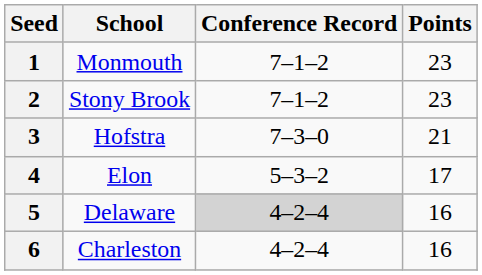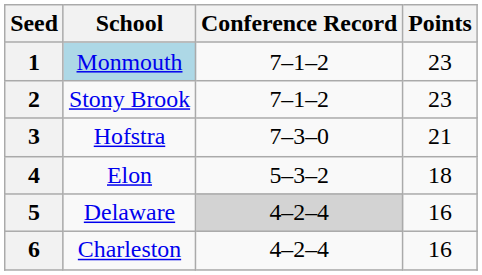(130, 61) no background -> (130, 61) lightblue background
(440, 174) 17 -> (440, 174) 18
